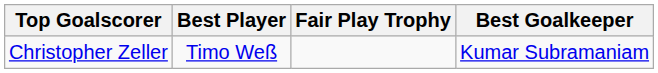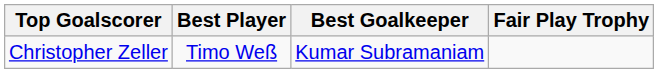columns swapped: (555, 20) <-> (373, 20)
